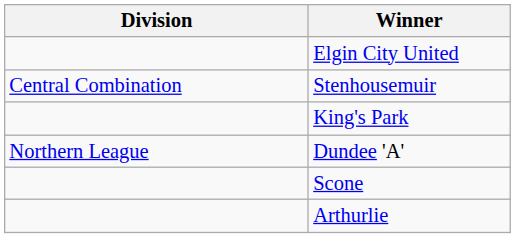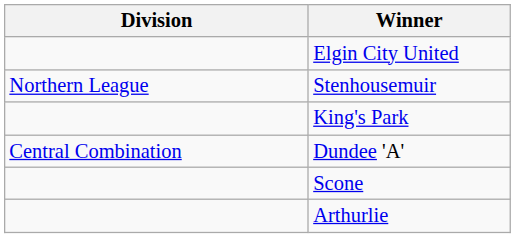(96, 85) Central Combination -> (79, 85) Northern League
(79, 150) Northern League -> (96, 150) Central Combination
